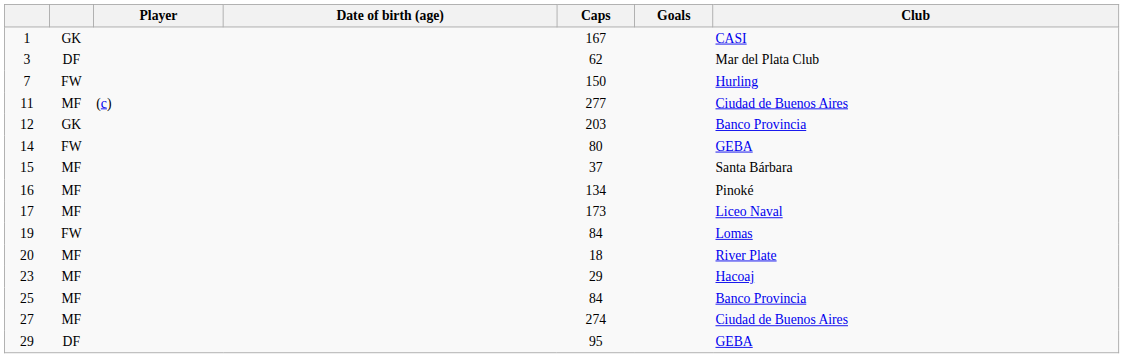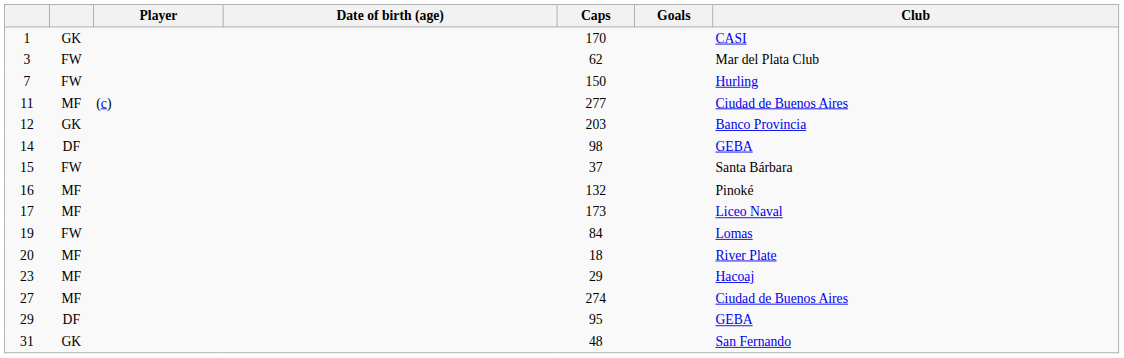(596, 38) 167 -> (596, 38) 170
(71, 60) DF -> (71, 60) FW
(71, 146) FW -> (71, 146) DF
(596, 146) 80 -> (596, 146) 98
(71, 168) MF -> (71, 168) FW
(596, 190) 134 -> (596, 190) 132
- row: (27, 298)
+ row: (27, 341)
